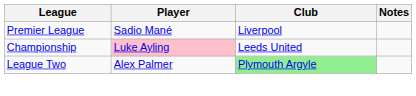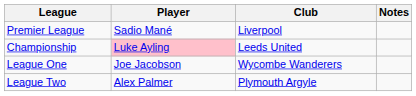+ row: (37, 64)
(277, 64) lightgreen background -> (277, 82) no background
